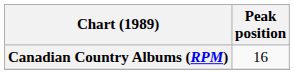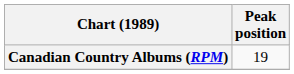(261, 57) 16 -> (261, 57) 19
